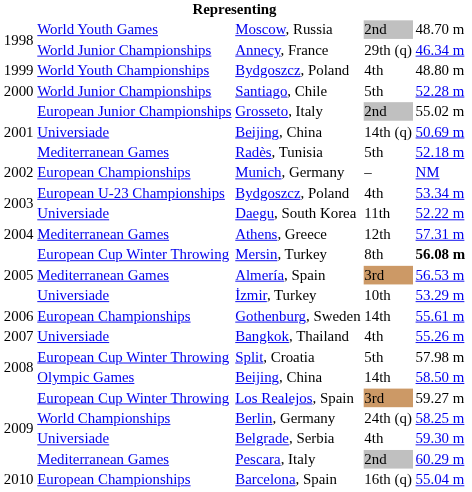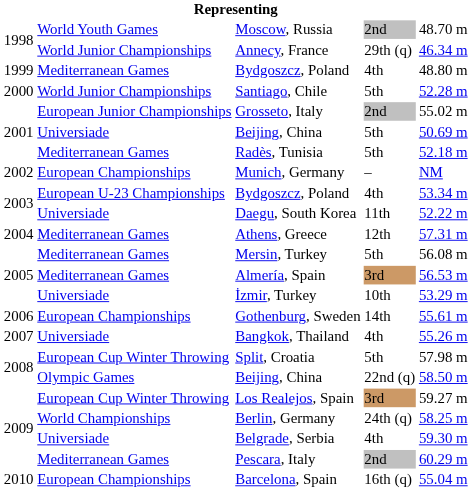(123, 70) World Youth Championships -> (103, 70) Mediterranean Games
(388, 131) 14th (q) -> (374, 131) 5th
(133, 254) European Cup Winter Throwing -> (103, 254) Mediterranean Games
(374, 254) 8th -> (374, 254) 5th
(440, 254) bold -> (443, 254) normal
(378, 377) 14th -> (390, 377) 22nd (q)
